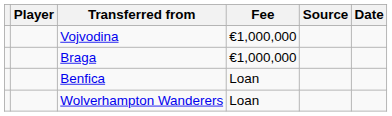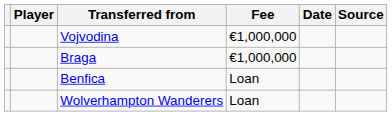columns swapped: (369, 15) <-> (326, 15)
